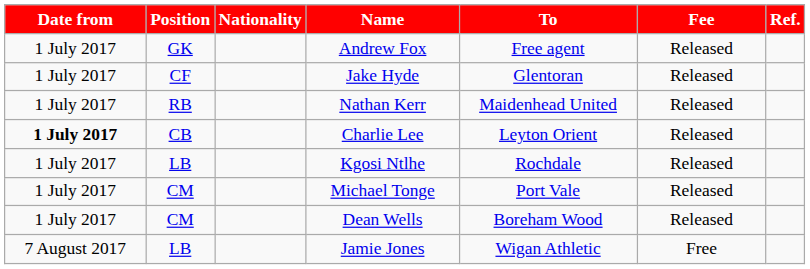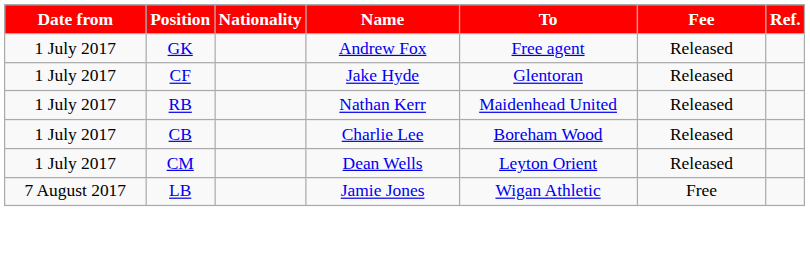(75, 134) bold -> (75, 134) normal
(548, 134) Leyton Orient -> (548, 134) Boreham Wood
- row: (383, 162)
- row: (383, 191)
(548, 220) Boreham Wood -> (548, 162) Leyton Orient
